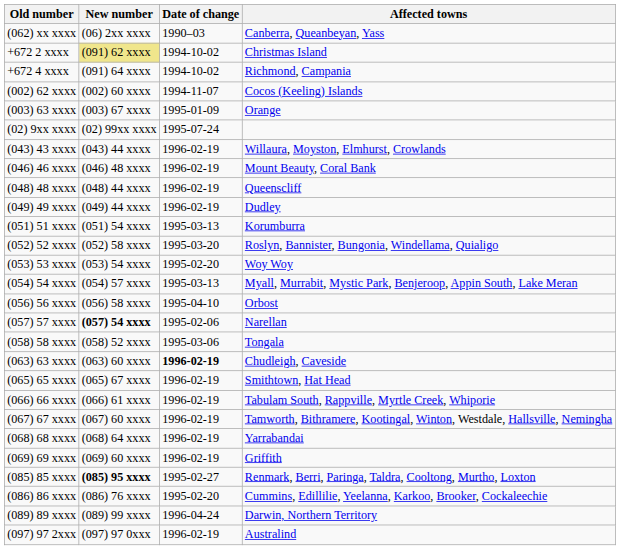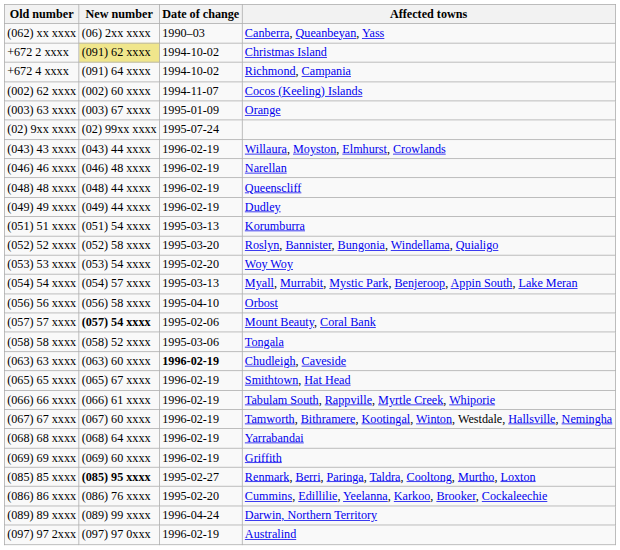(310, 168) Mount Beauty, Coral Bank -> (266, 168) Narellan
(266, 322) Narellan -> (310, 322) Mount Beauty, Coral Bank
